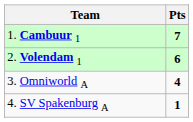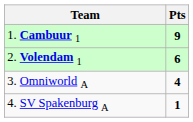(177, 36) 7 -> (177, 36) 9
